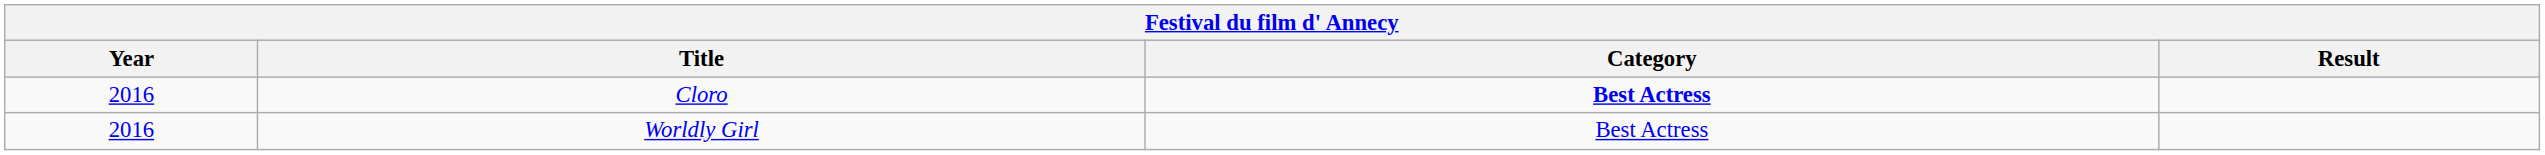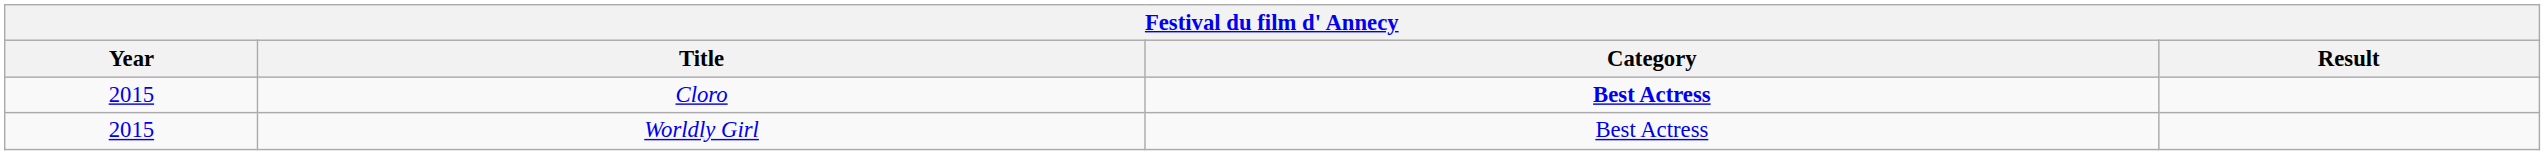(131, 94) 2016 -> (131, 94) 2015
(131, 130) 2016 -> (131, 130) 2015
